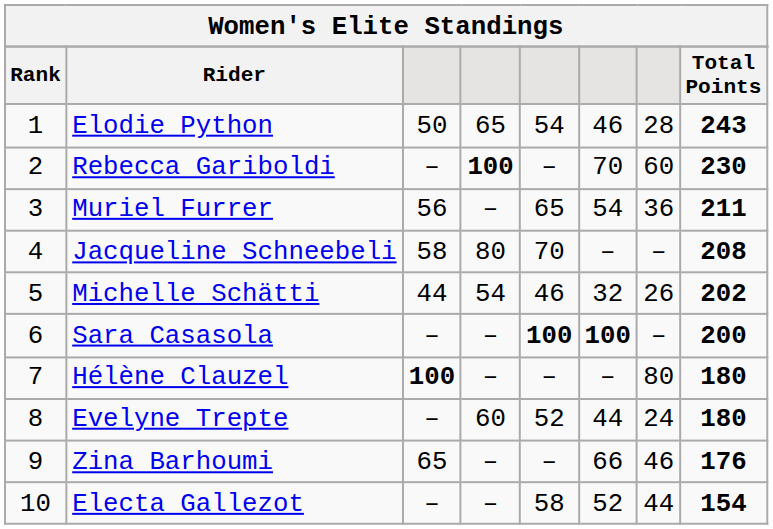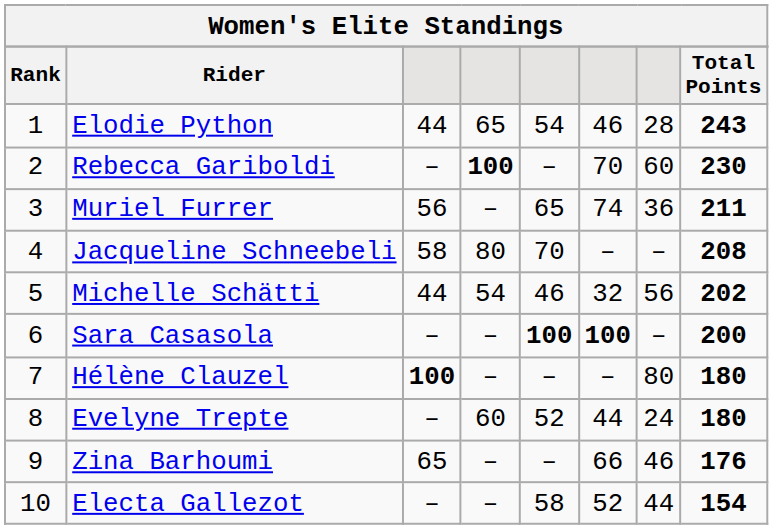(432, 126) 50 -> (432, 126) 44
(608, 210) 54 -> (608, 210) 74
(659, 294) 26 -> (659, 294) 56
